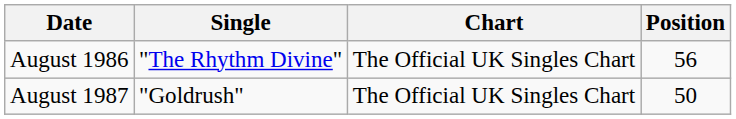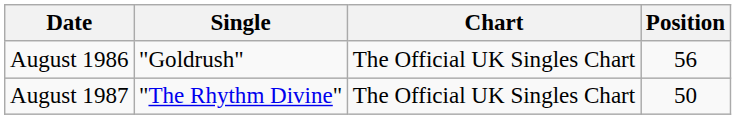(241, 59) "The Rhythm Divine" -> (191, 59) "Goldrush"
(191, 95) "Goldrush" -> (241, 95) "The Rhythm Divine"
